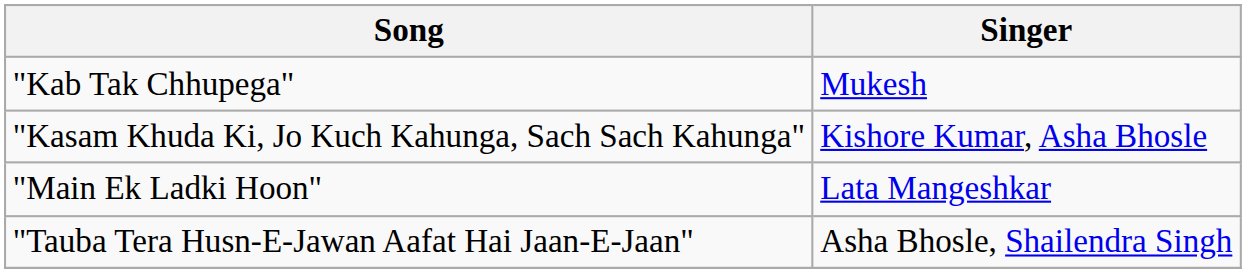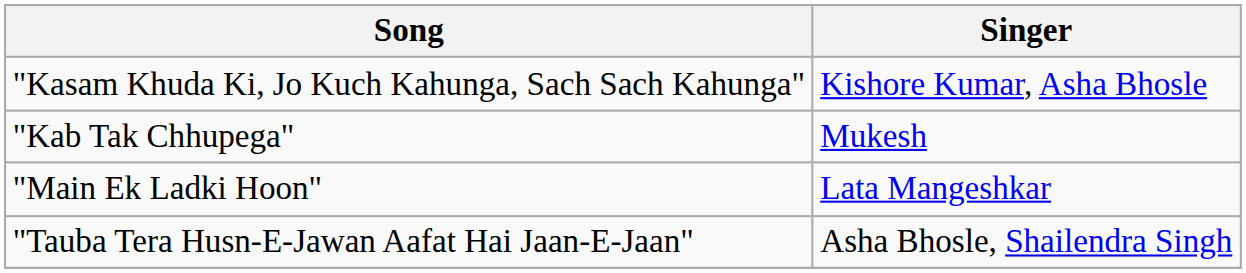rows swapped: (409, 135) <-> (153, 83)
